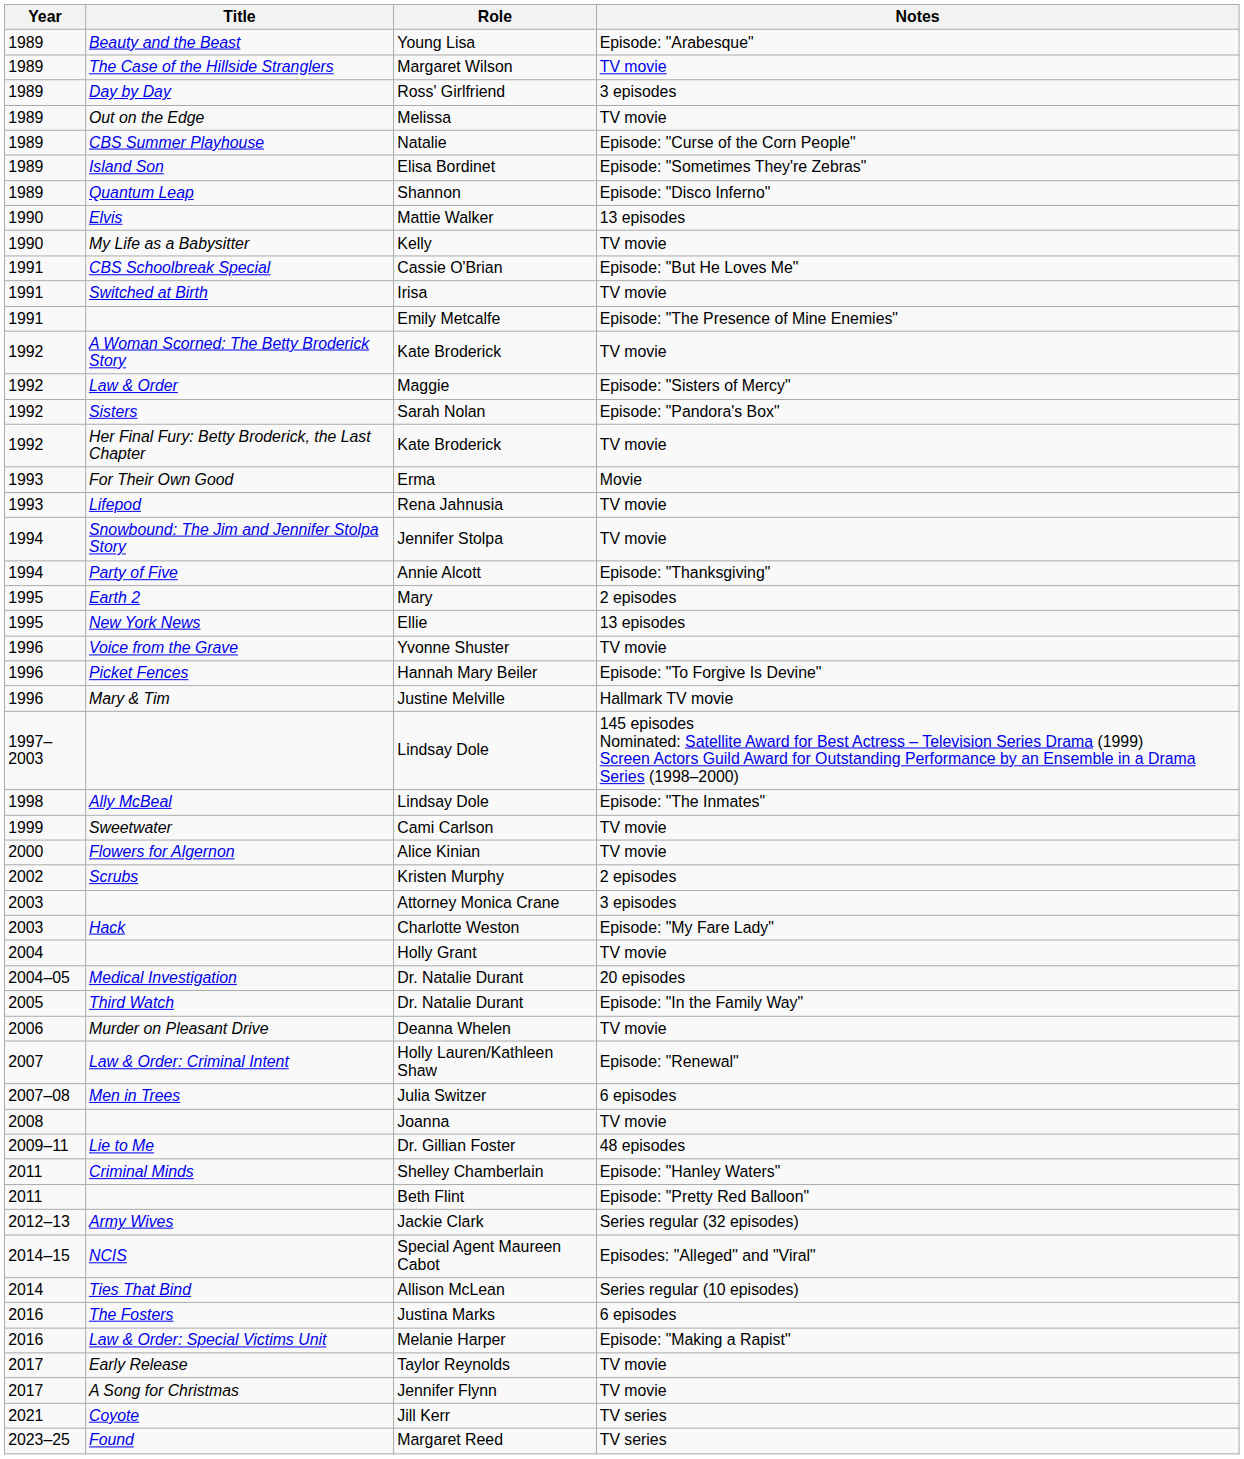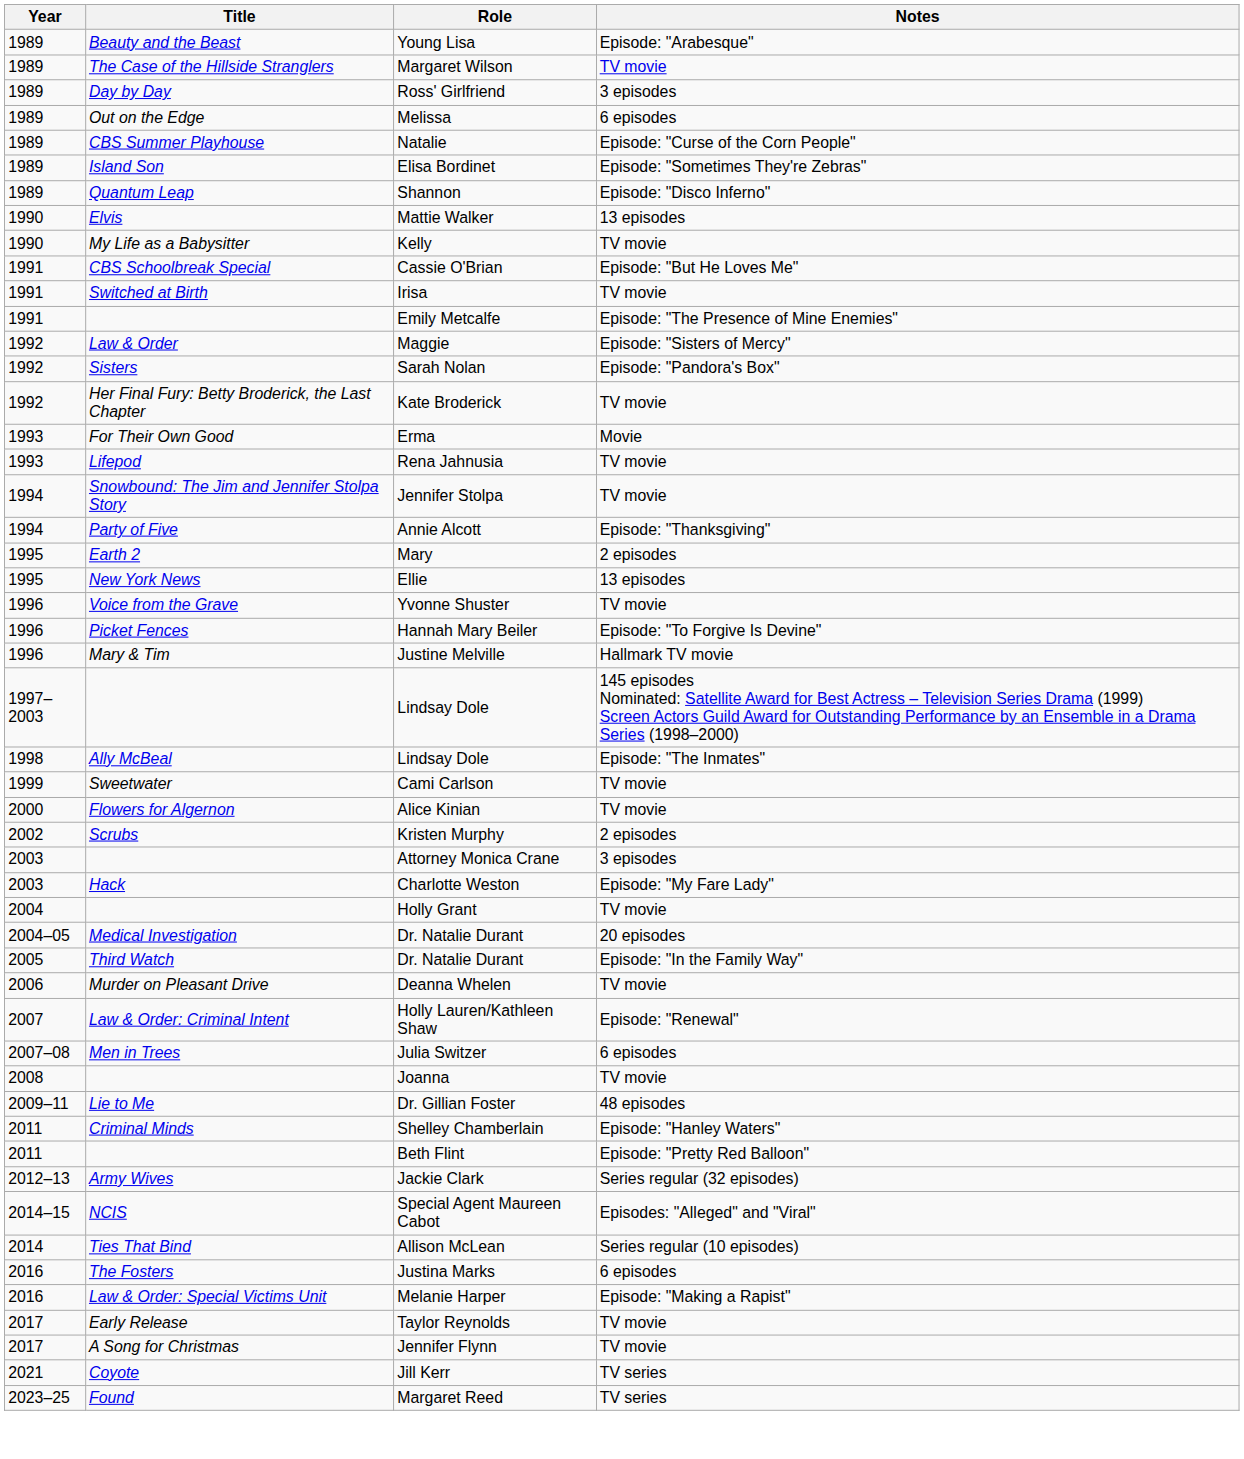(633, 117) TV movie -> (638, 117) 6 episodes
- row: (229, 352)
